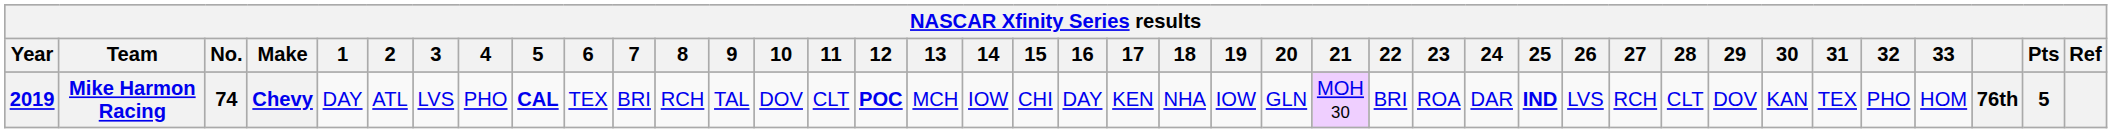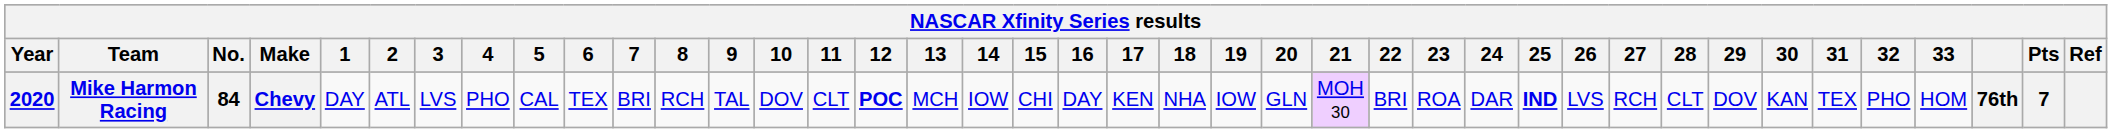(32, 100) 2019 -> (32, 100) 2020
(226, 100) 74 -> (229, 100) 84
(538, 100) bold -> (539, 100) normal
(2044, 100) 5 -> (2044, 100) 7
